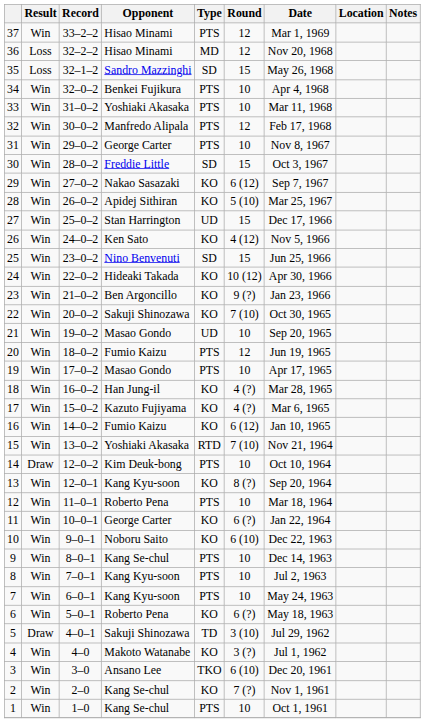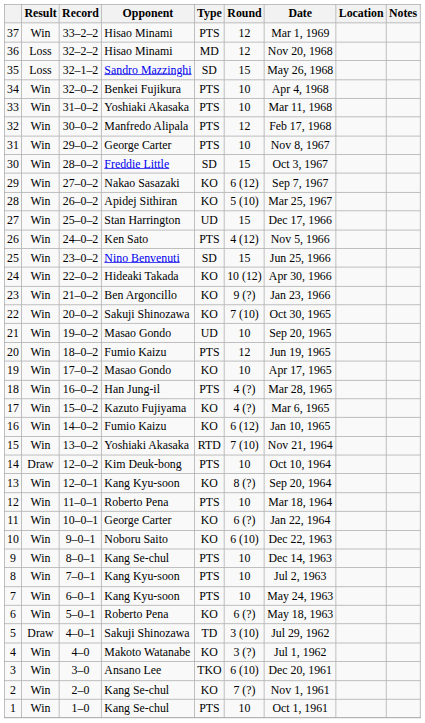(209, 239) KO -> (209, 239) PTS
(209, 370) PTS -> (209, 370) KO
(209, 389) KO -> (209, 389) PTS
